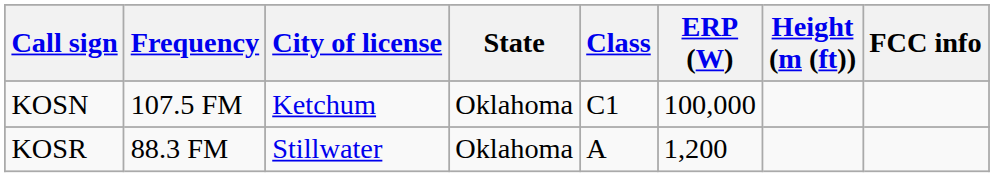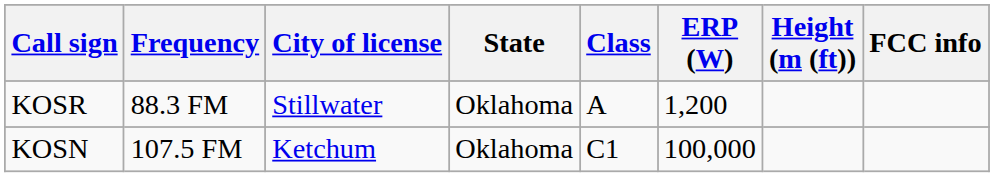rows swapped: (50, 103) <-> (49, 148)
